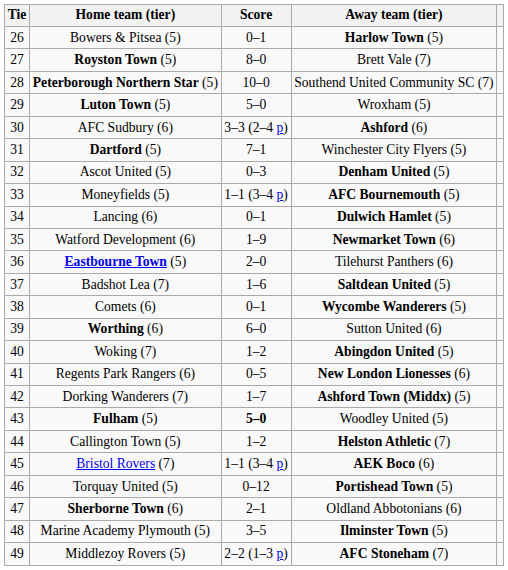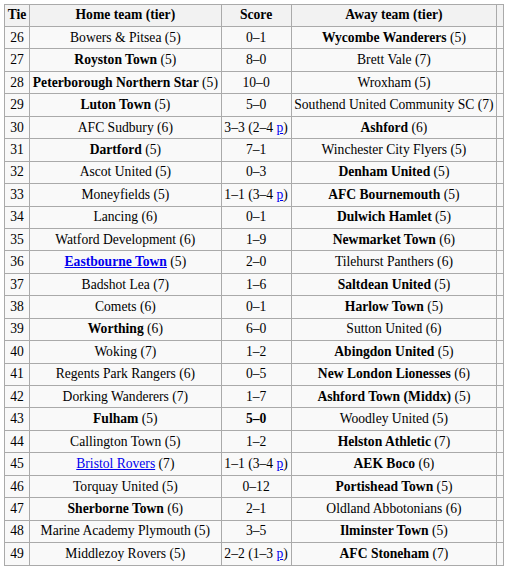(394, 37) Harlow Town (5) -> (394, 37) Wycombe Wanderers (5)
(394, 82) Southend United Community SC (7) -> (394, 82) Wroxham (5)
(394, 105) Wroxham (5) -> (394, 105) Southend United Community SC (7)
(394, 306) Wycombe Wanderers (5) -> (394, 306) Harlow Town (5)
